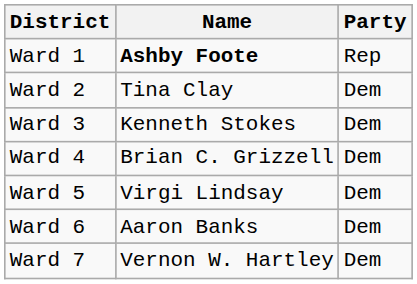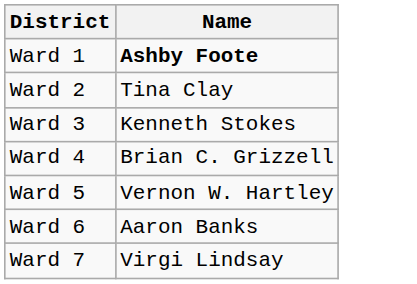- column: (375, 22)
(202, 192) Virgi Lindsay -> (227, 192) Vernon W. Hartley
(227, 261) Vernon W. Hartley -> (202, 261) Virgi Lindsay
